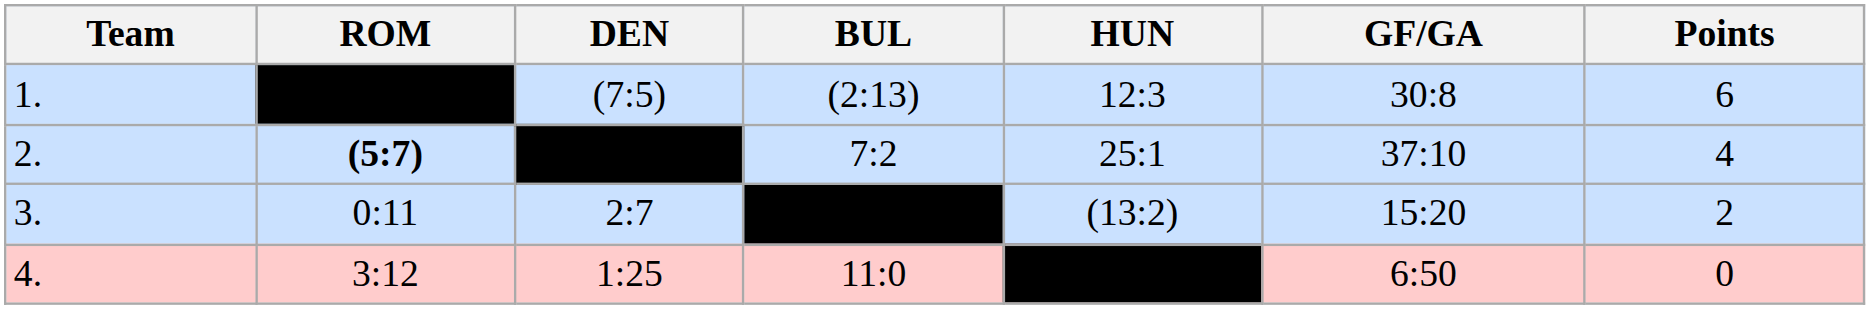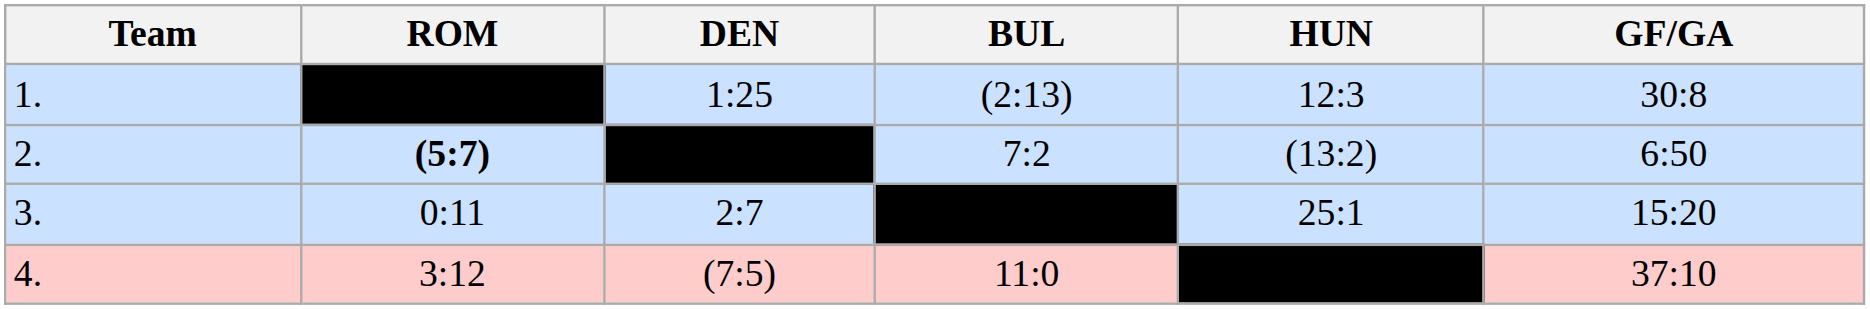- column: (1725, 34)
(629, 93) (7:5) -> (740, 93) 1:25
(1132, 153) 25:1 -> (1331, 153) (13:2)
(1423, 153) 37:10 -> (1674, 153) 6:50
(1132, 213) (13:2) -> (1331, 213) 25:1
(629, 272) 1:25 -> (740, 272) (7:5)
(1423, 272) 6:50 -> (1674, 272) 37:10
